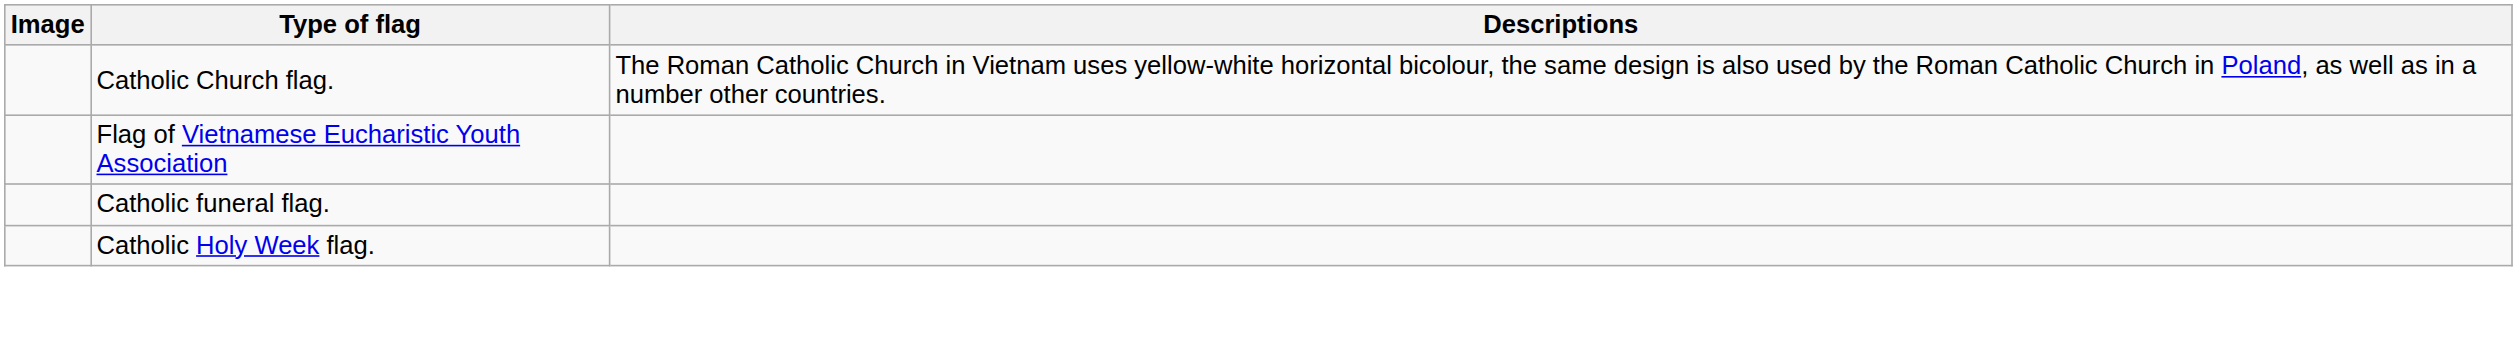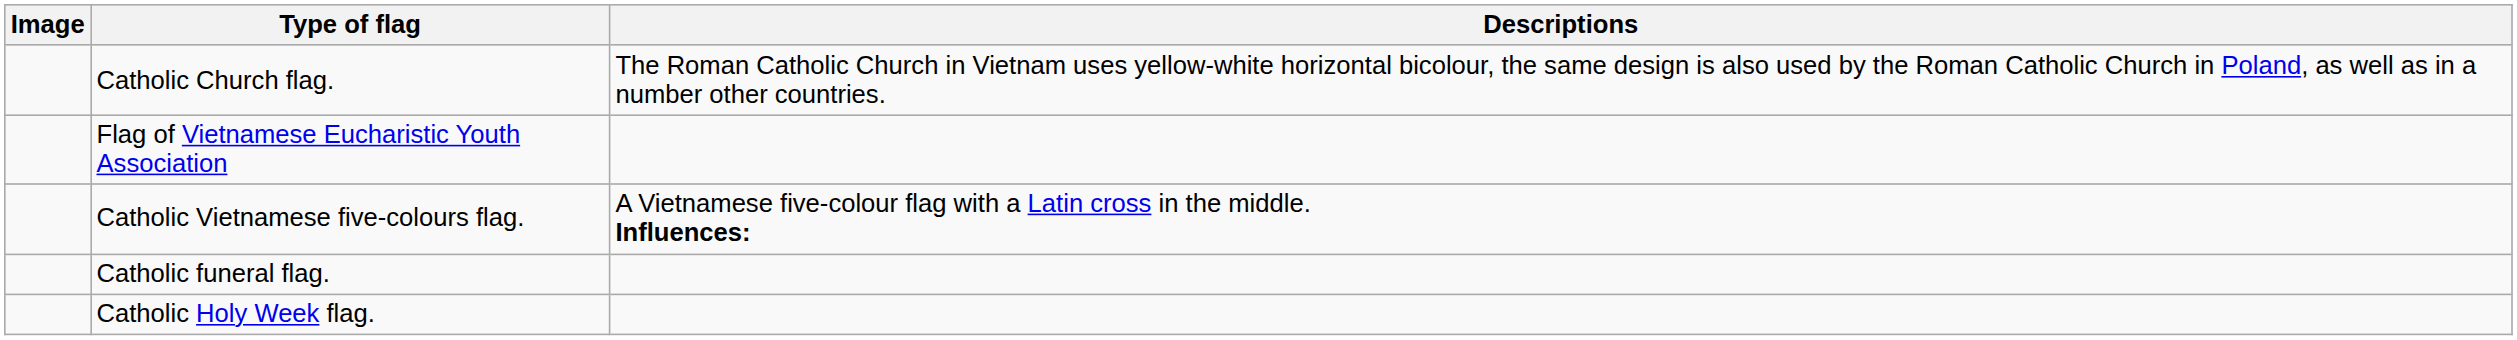+ row: (310, 218)
